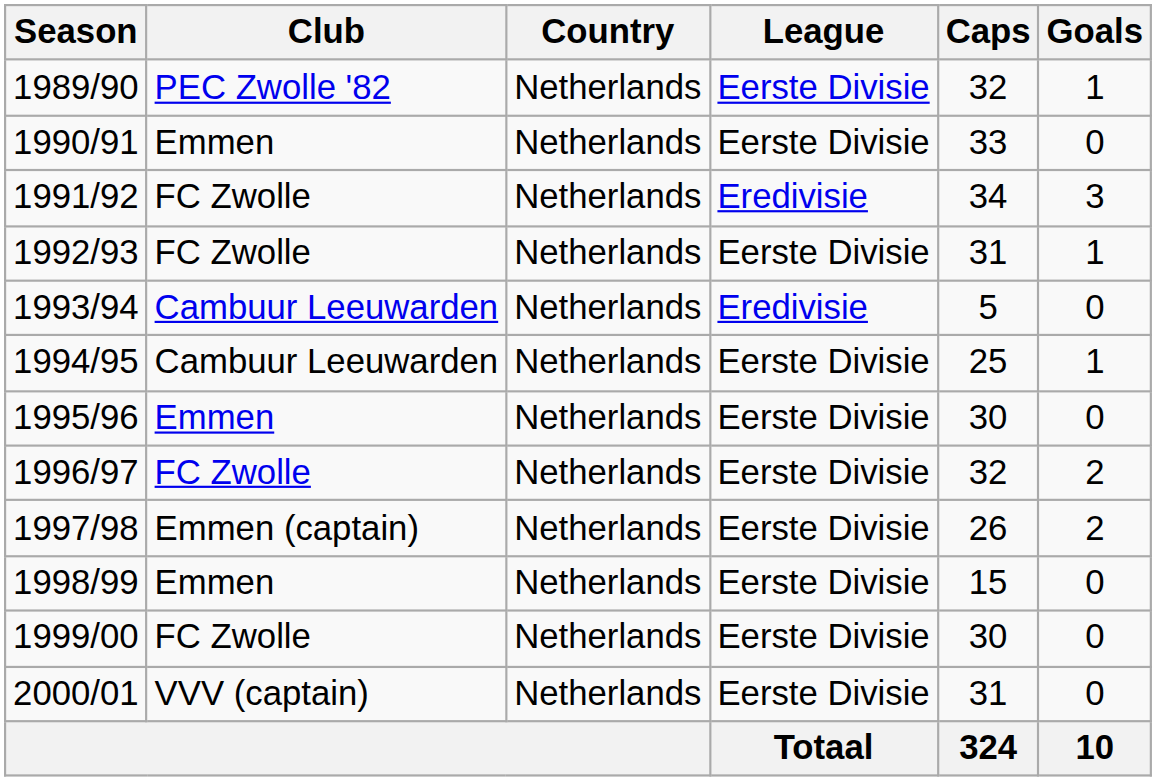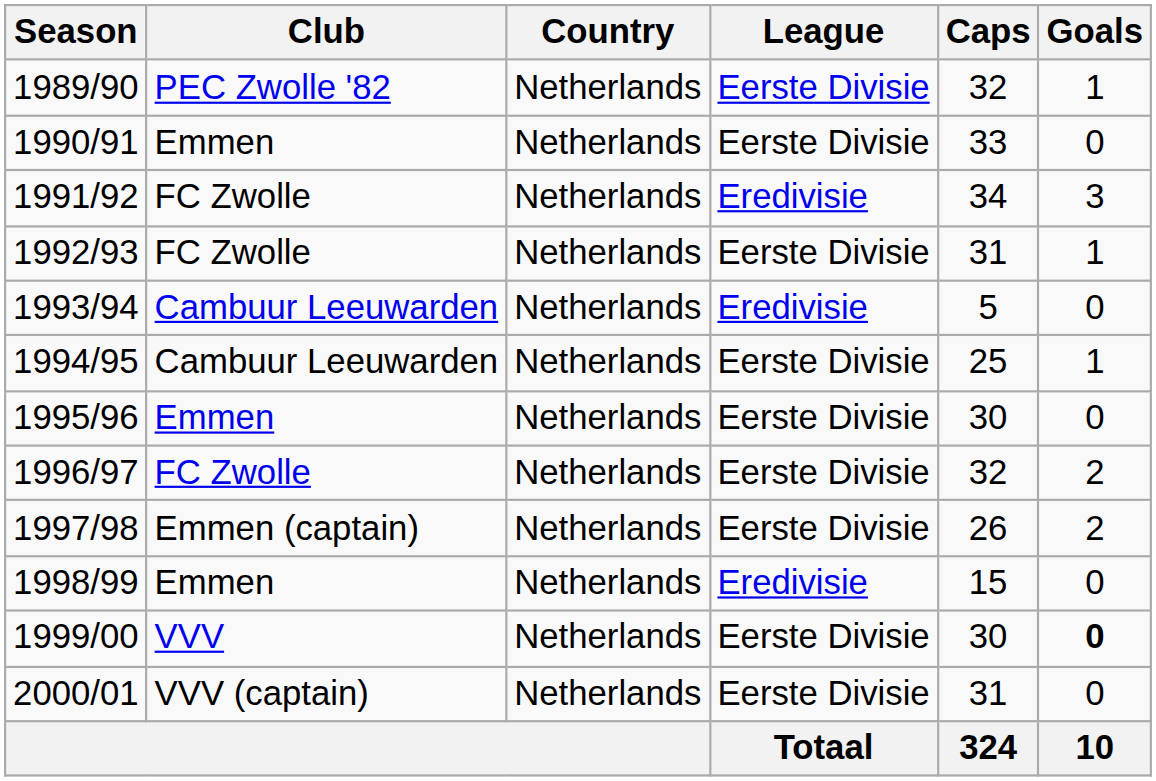(824, 582) Eerste Divisie -> (793, 582) Eredivisie
(233, 637) FC Zwolle -> (189, 637) VVV
(1095, 637) normal -> (1095, 637) bold
